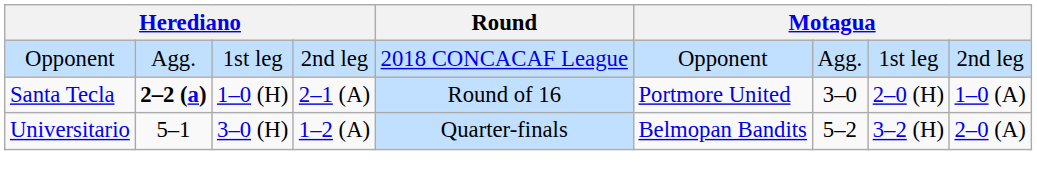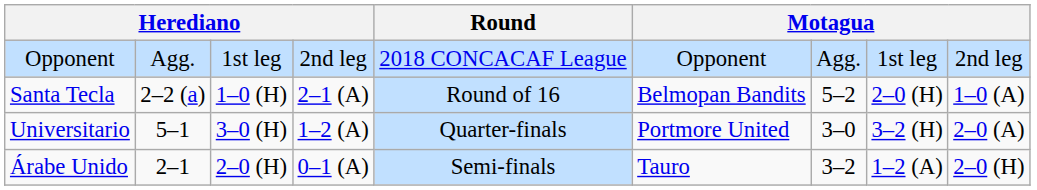(173, 94) bold -> (173, 94) normal
(714, 94) Portmore United -> (721, 94) Belmopan Bandits
(840, 94) 3–0 -> (839, 94) 5–2
(723, 130) Belmopan Bandits -> (713, 130) Portmore United
(840, 130) 5–2 -> (839, 130) 3–0
+ row: (69, 166)
